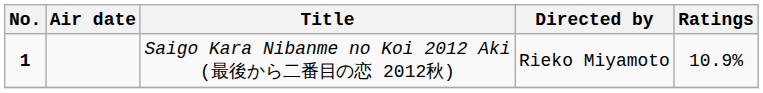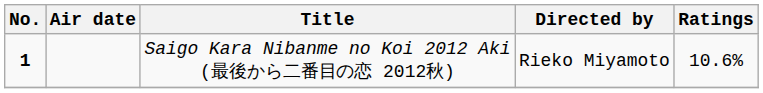(716, 61) 10.9% -> (716, 61) 10.6%
